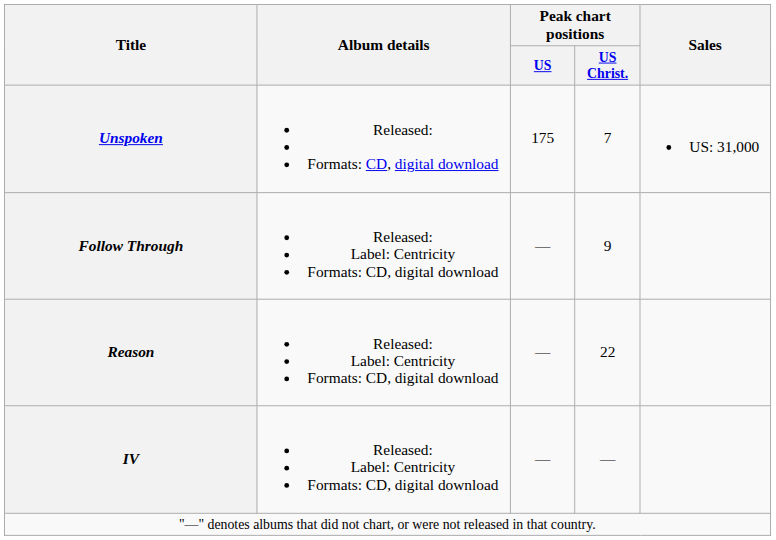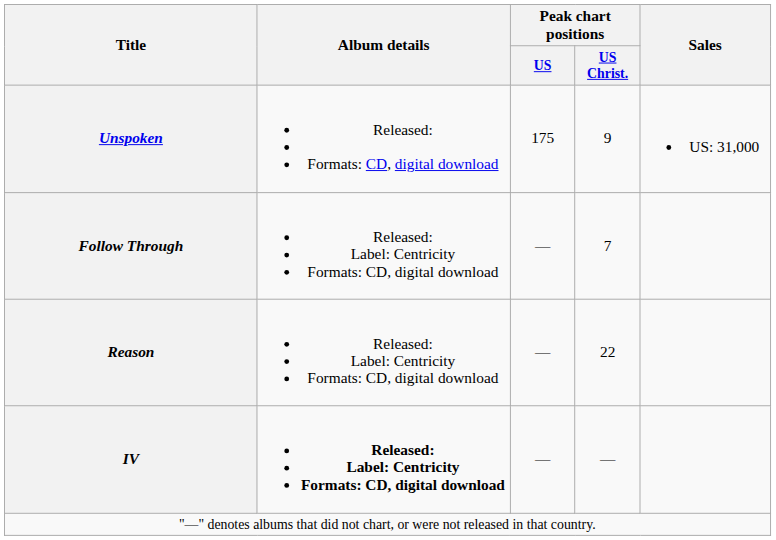(608, 138) 7 -> (608, 138) 9
(608, 245) 9 -> (608, 245) 7
(384, 468) normal -> (384, 468) bold
